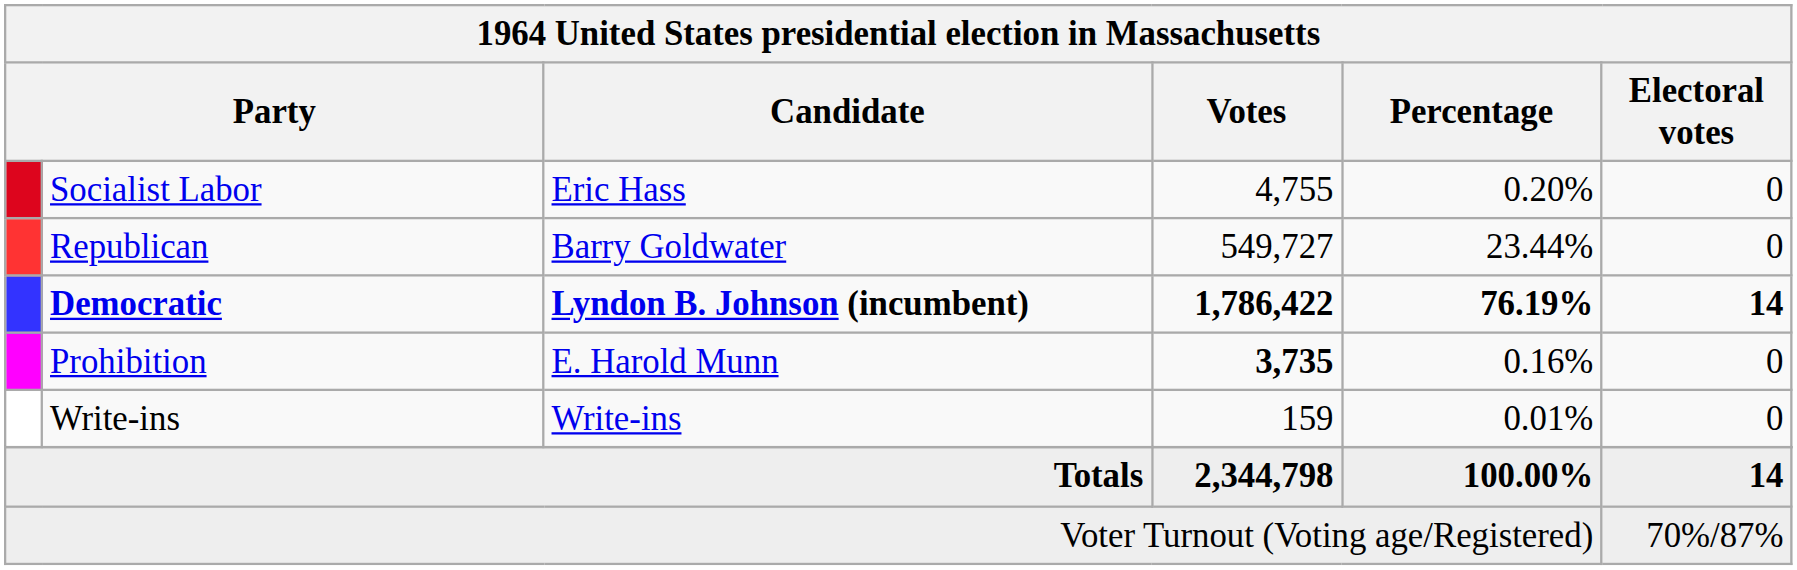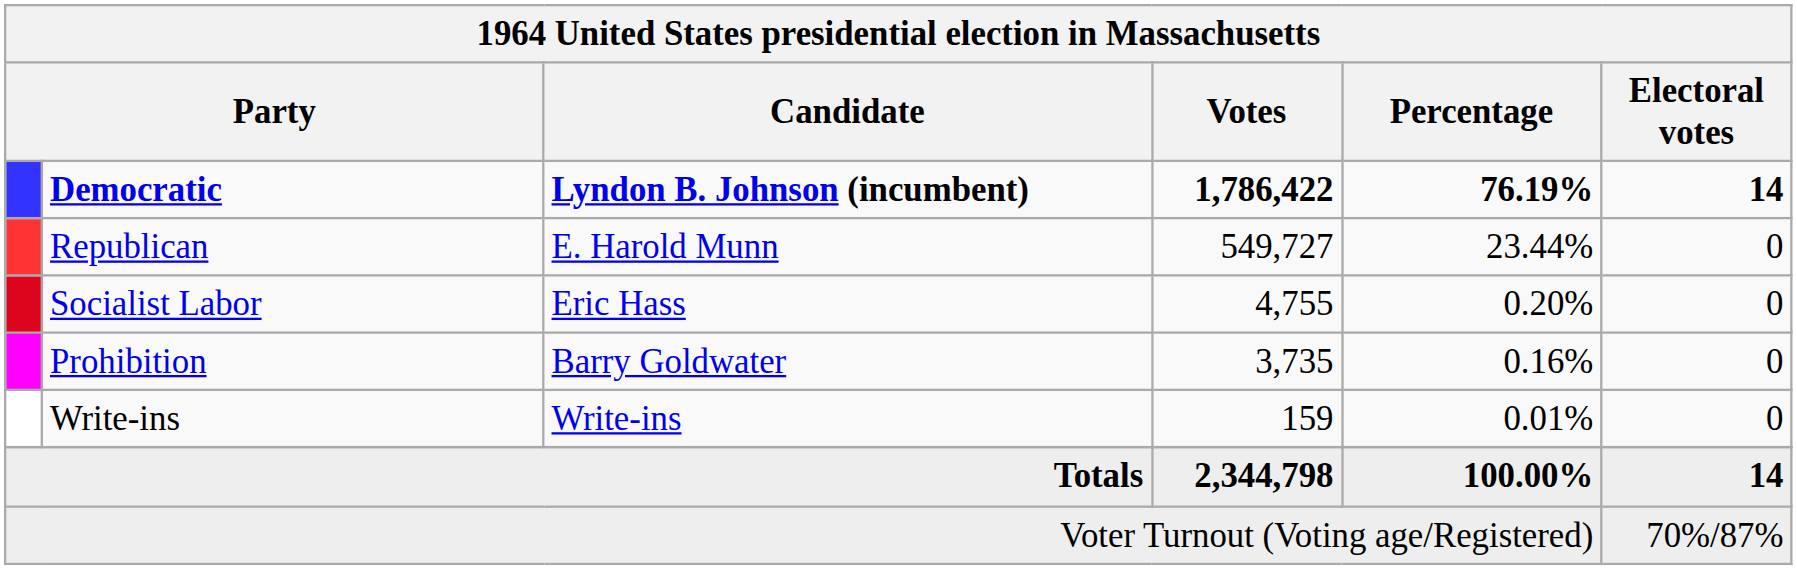rows swapped: (136, 304) <-> (156, 189)
(669, 246) Barry Goldwater -> (665, 246) E. Harold Munn
(665, 361) E. Harold Munn -> (669, 361) Barry Goldwater
(1294, 361) bold -> (1294, 361) normal
